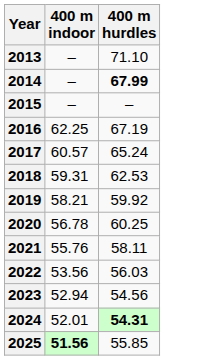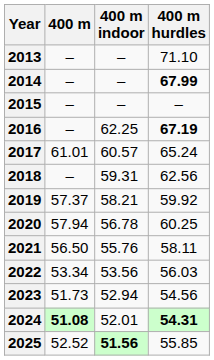+ column: (70, 24)
(129, 128) normal -> (179, 128) bold
(129, 176) 62.53 -> (179, 176) 62.56
